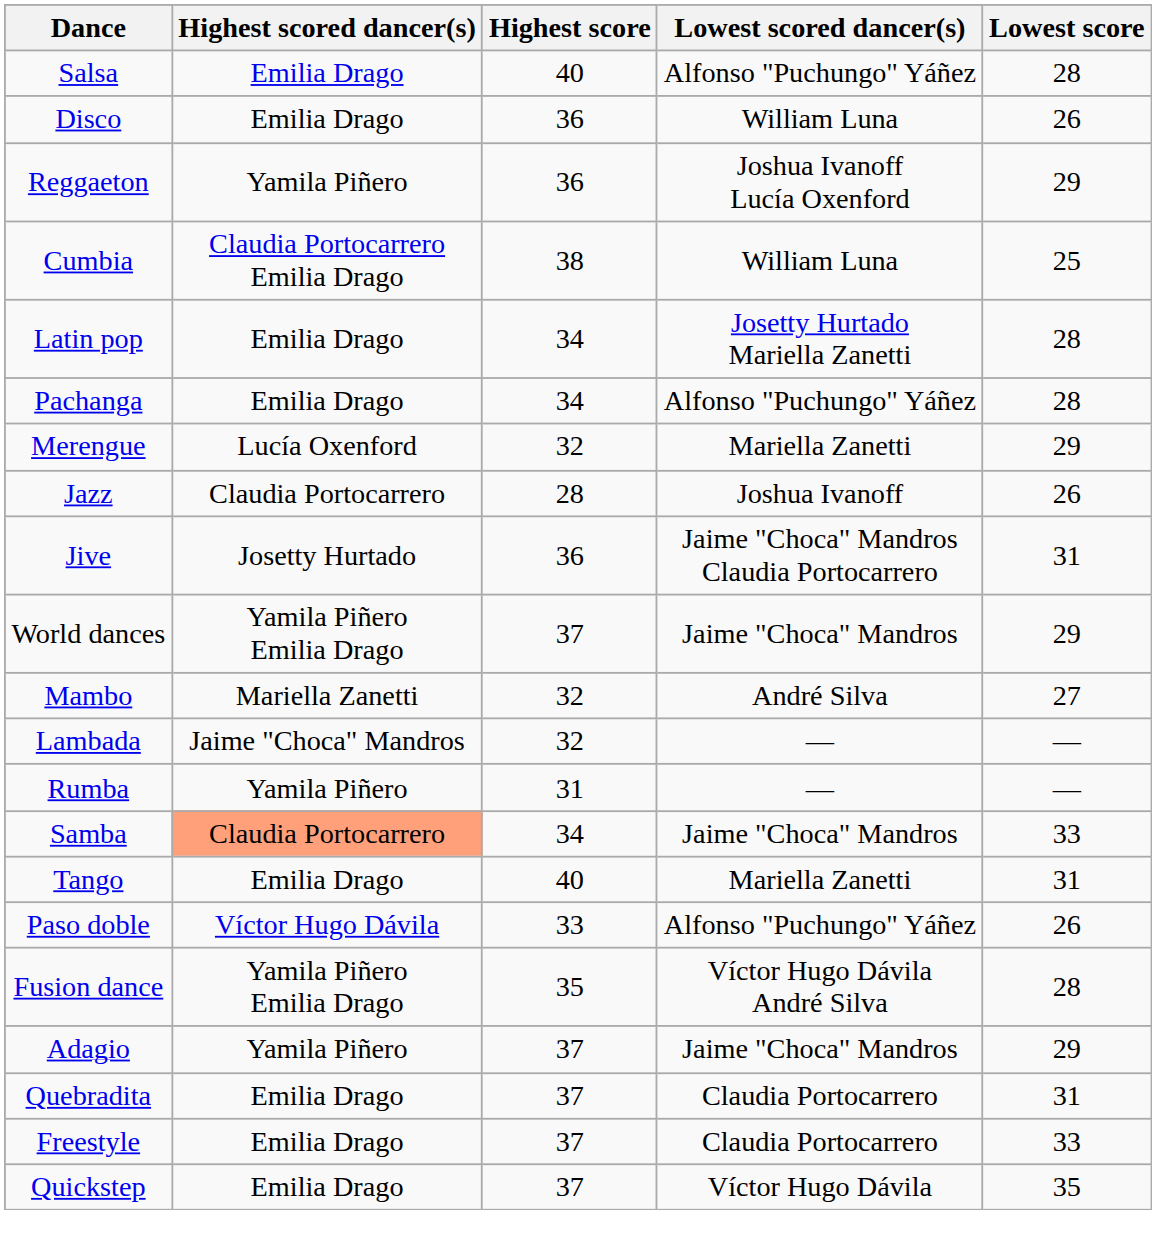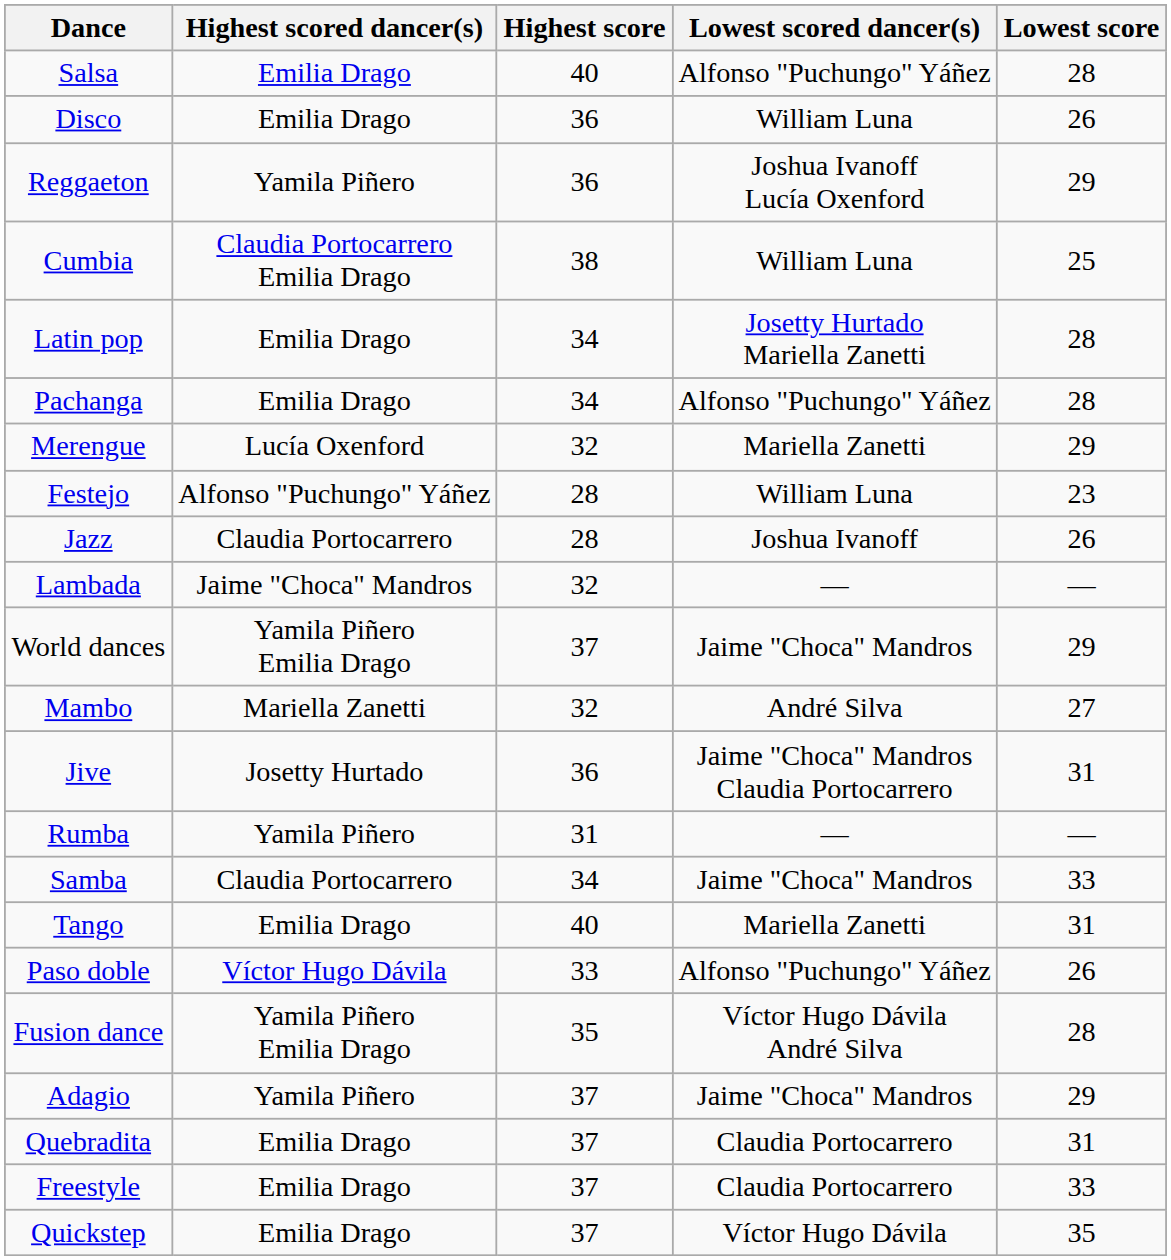+ row: (88, 491)
rows swapped: (88, 740) <-> (88, 554)
(327, 832) lightsalmon background -> (334, 878) no background
